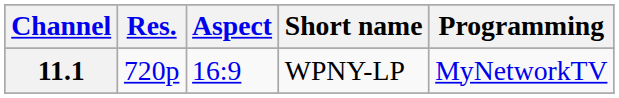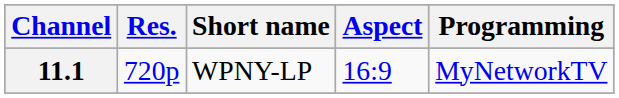columns swapped: (232, 26) <-> (354, 26)
